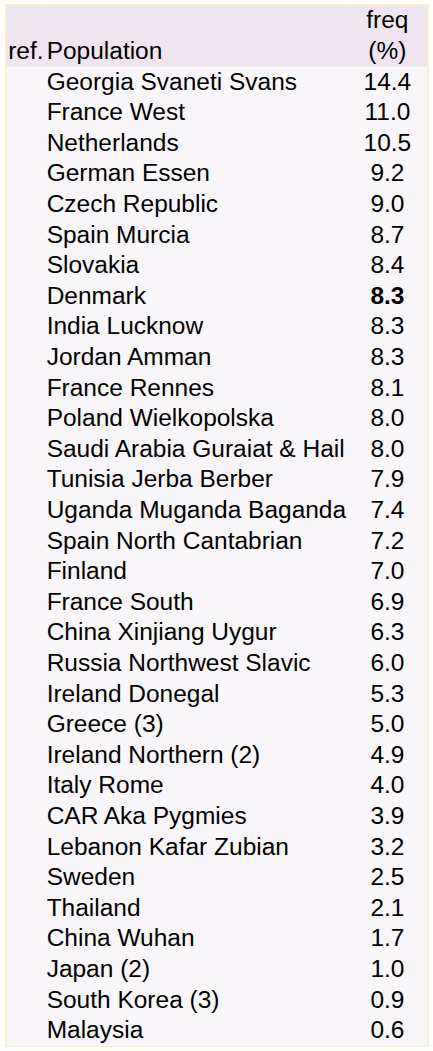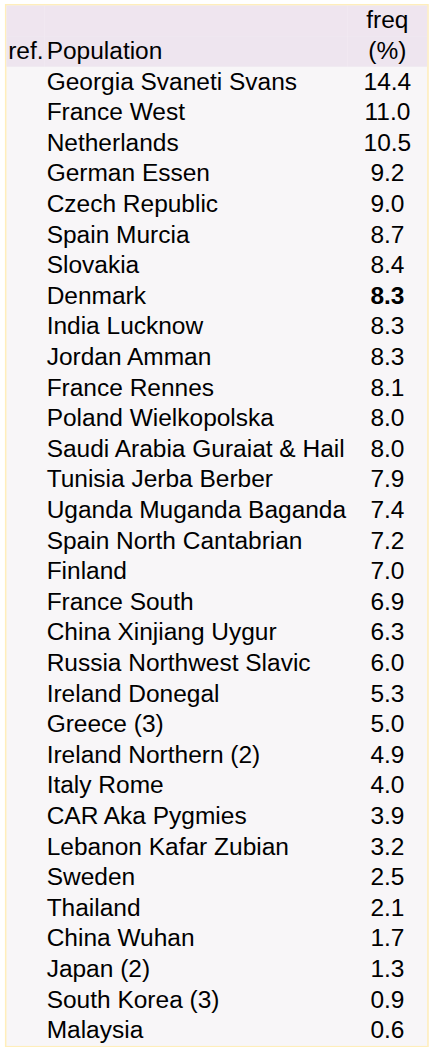(387, 969) 1.0 -> (387, 969) 1.3
